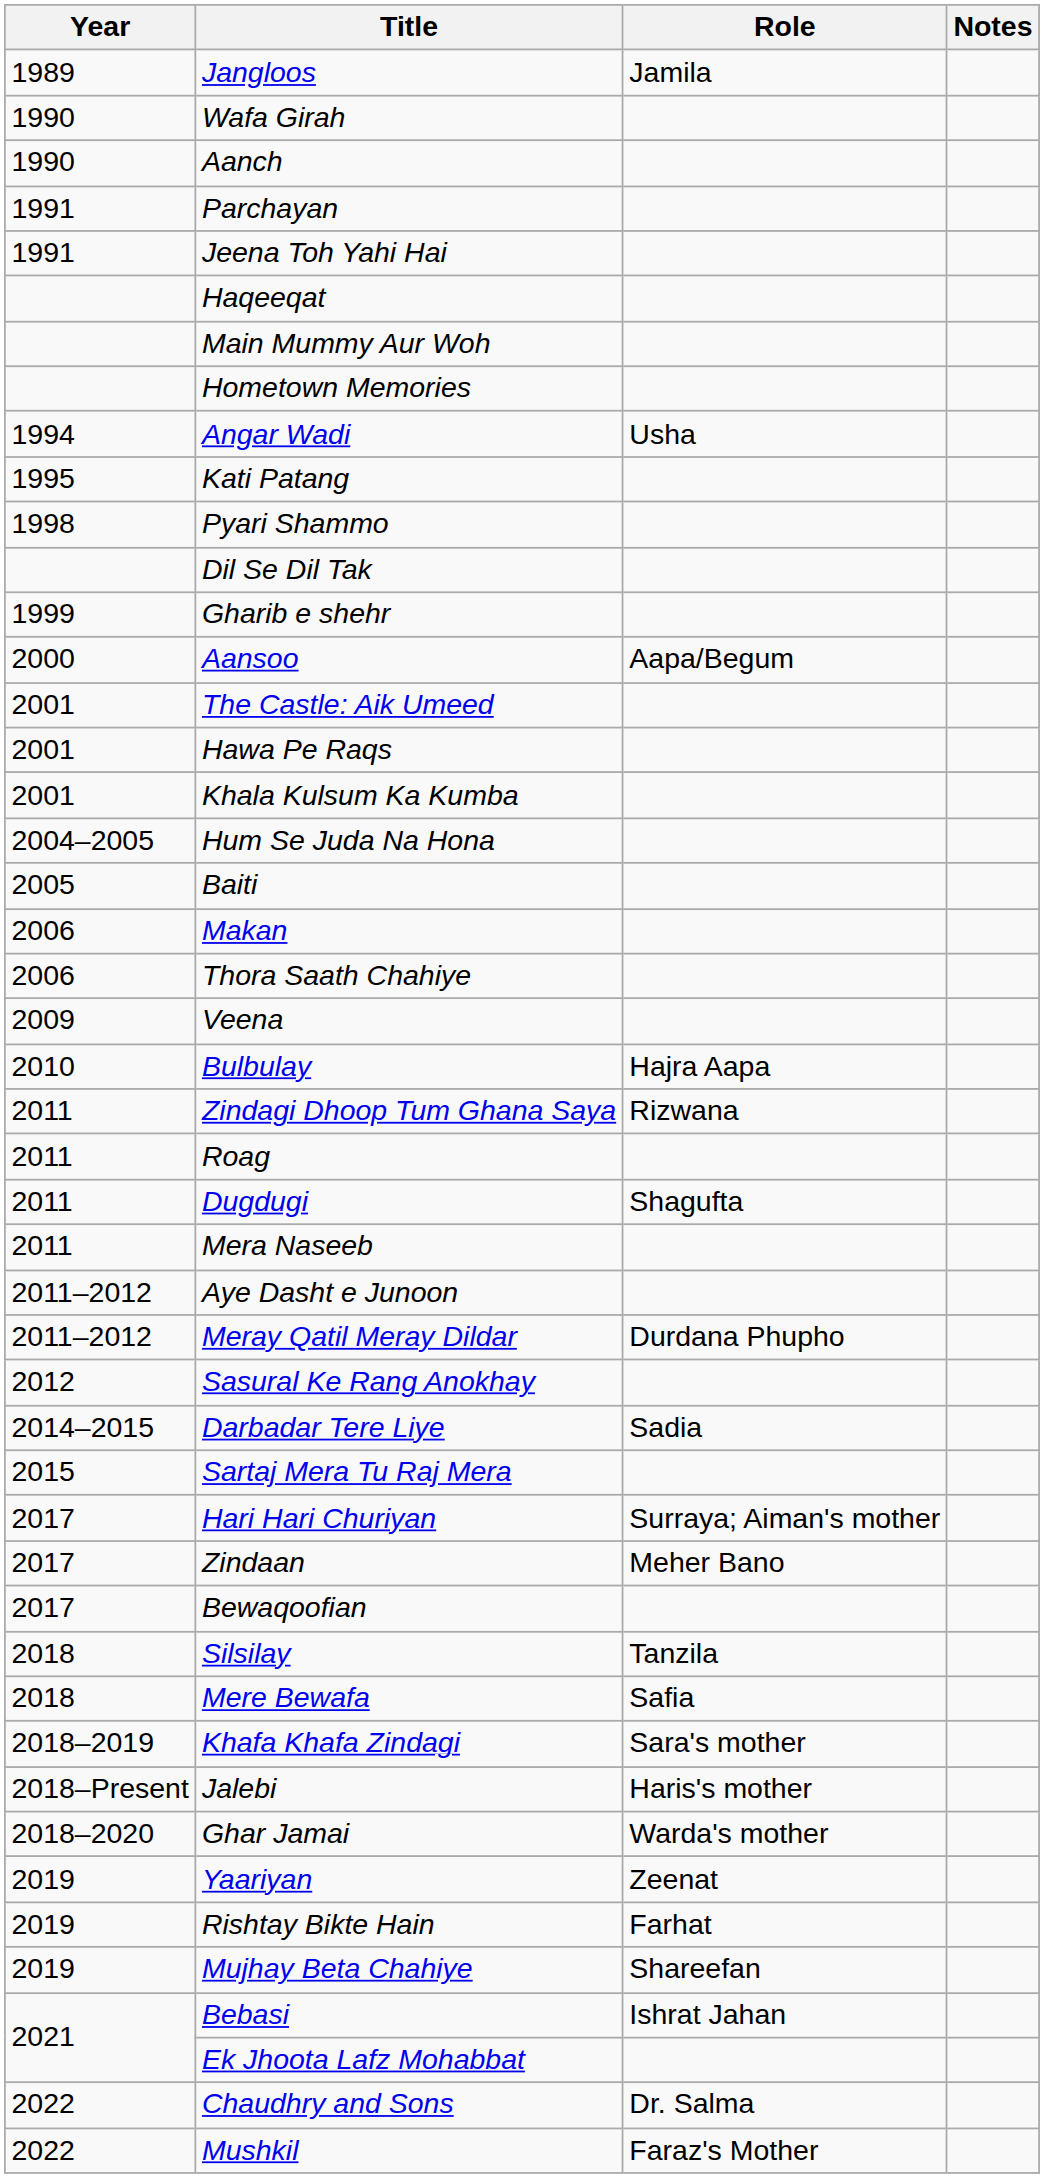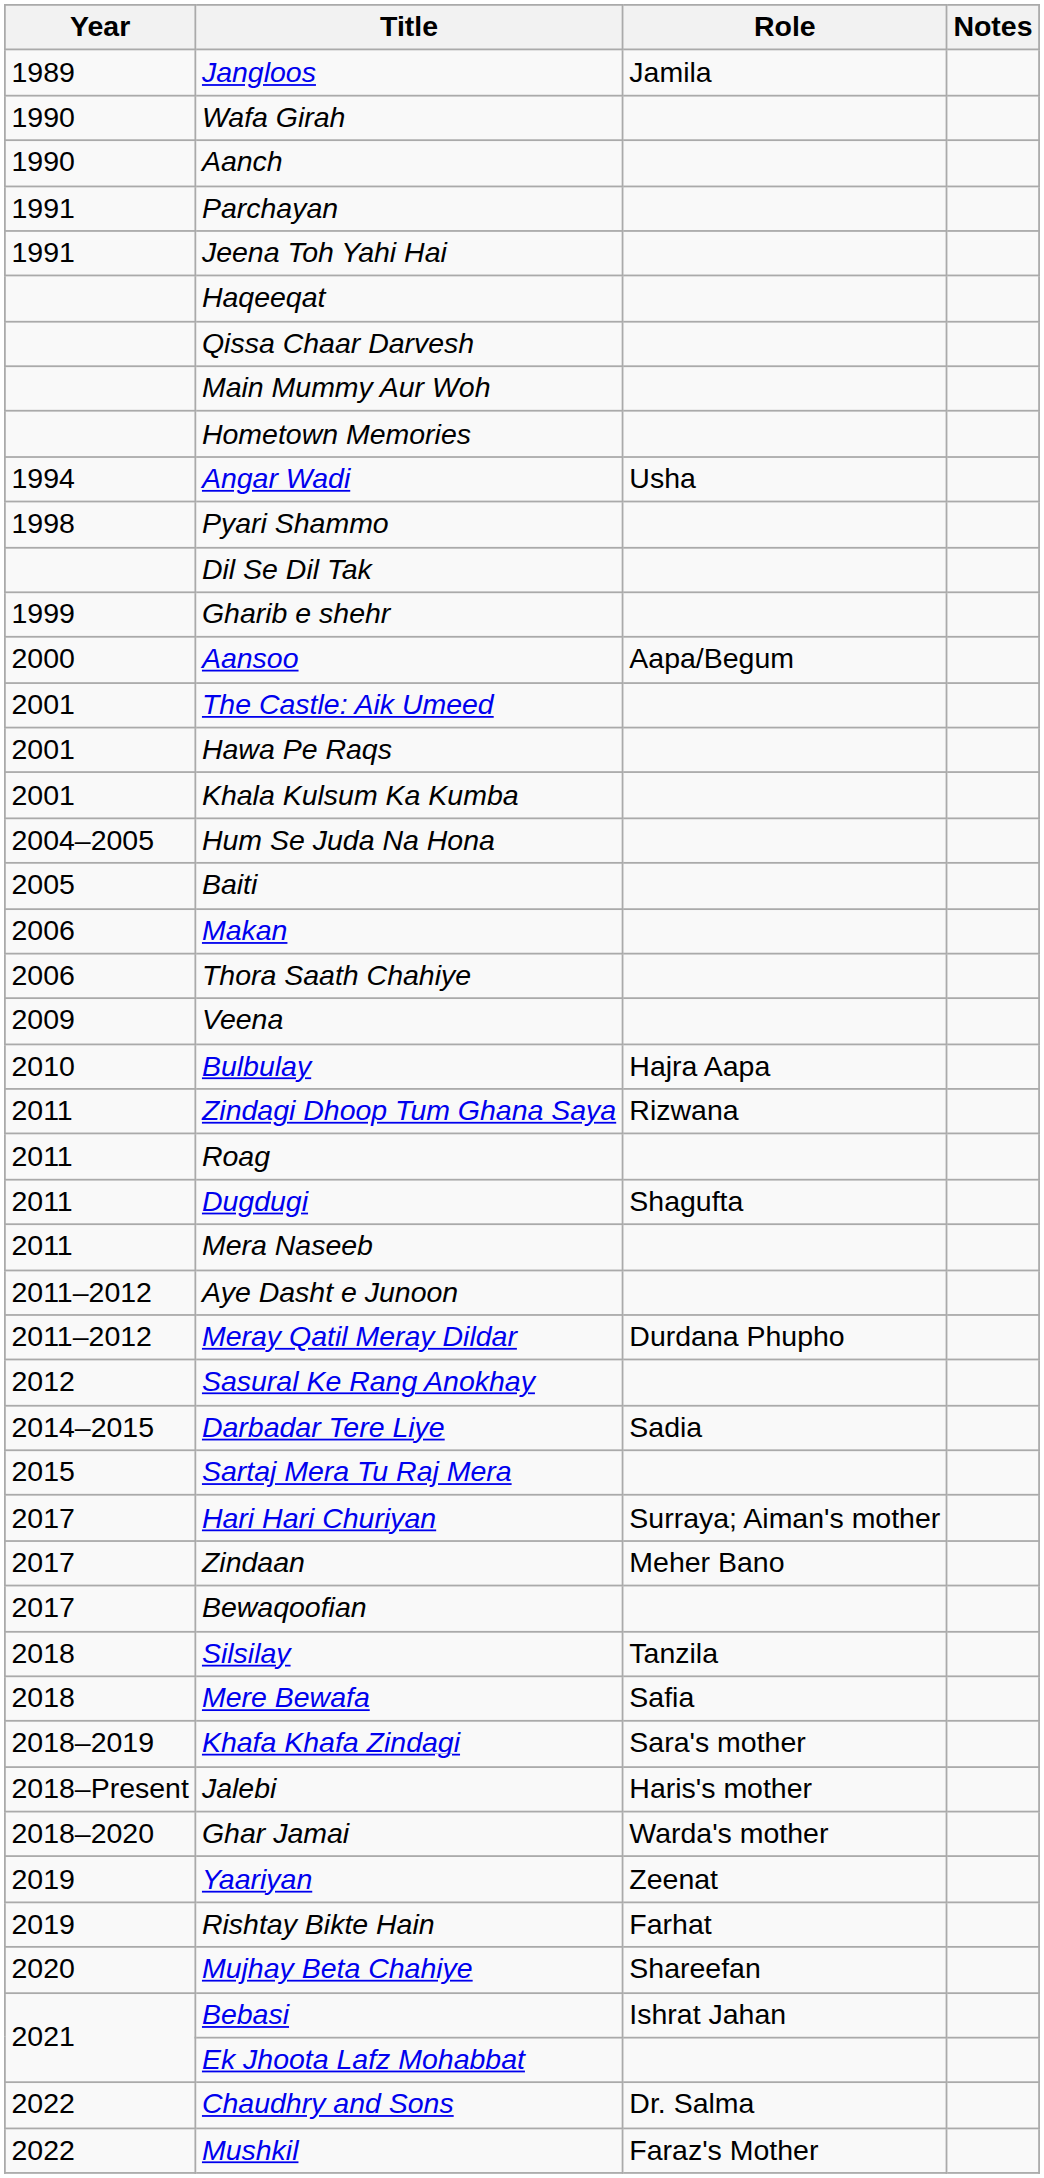+ row: (338, 343)
- row: (276, 478)
(43, 1969) 2019 -> (43, 1969) 2020
